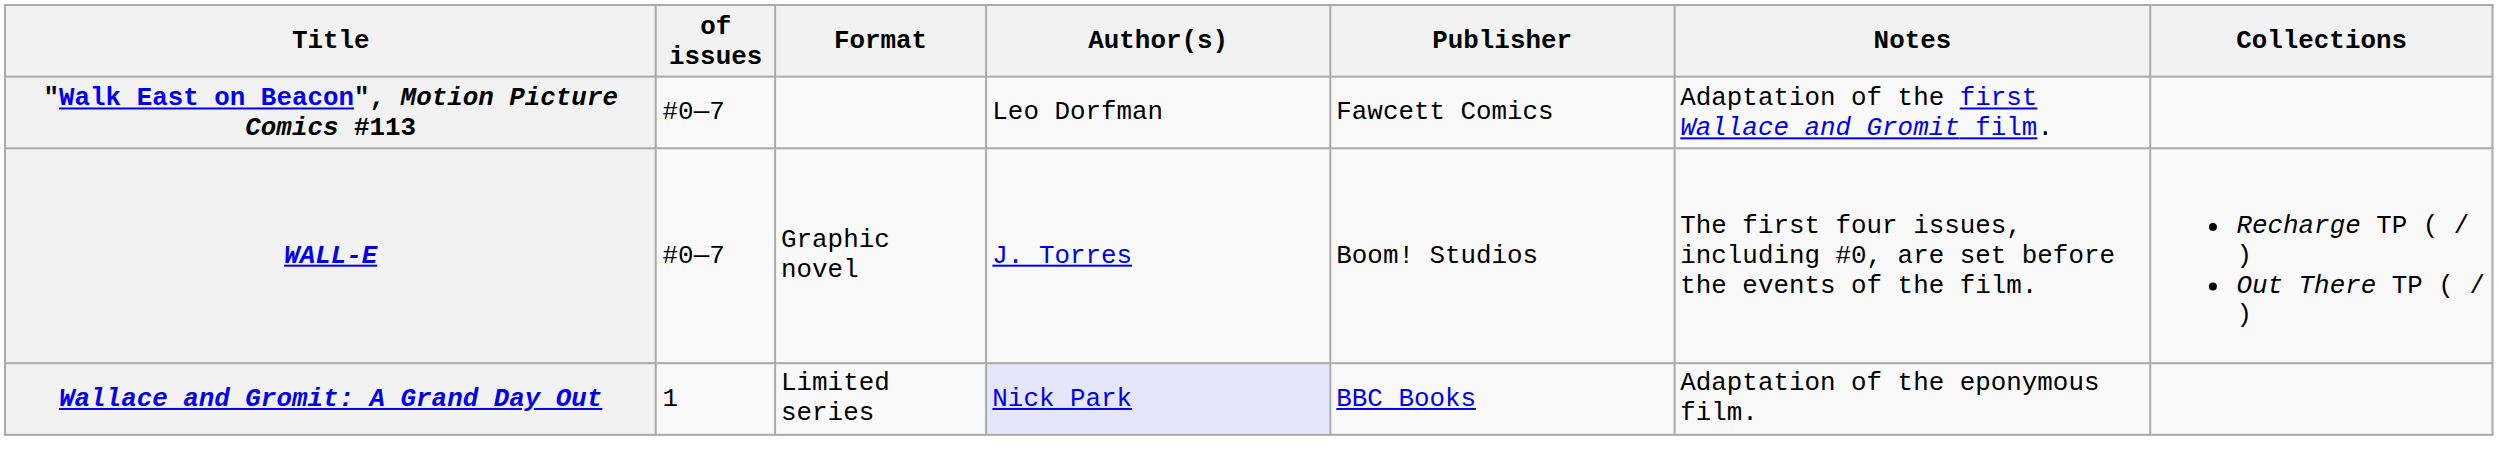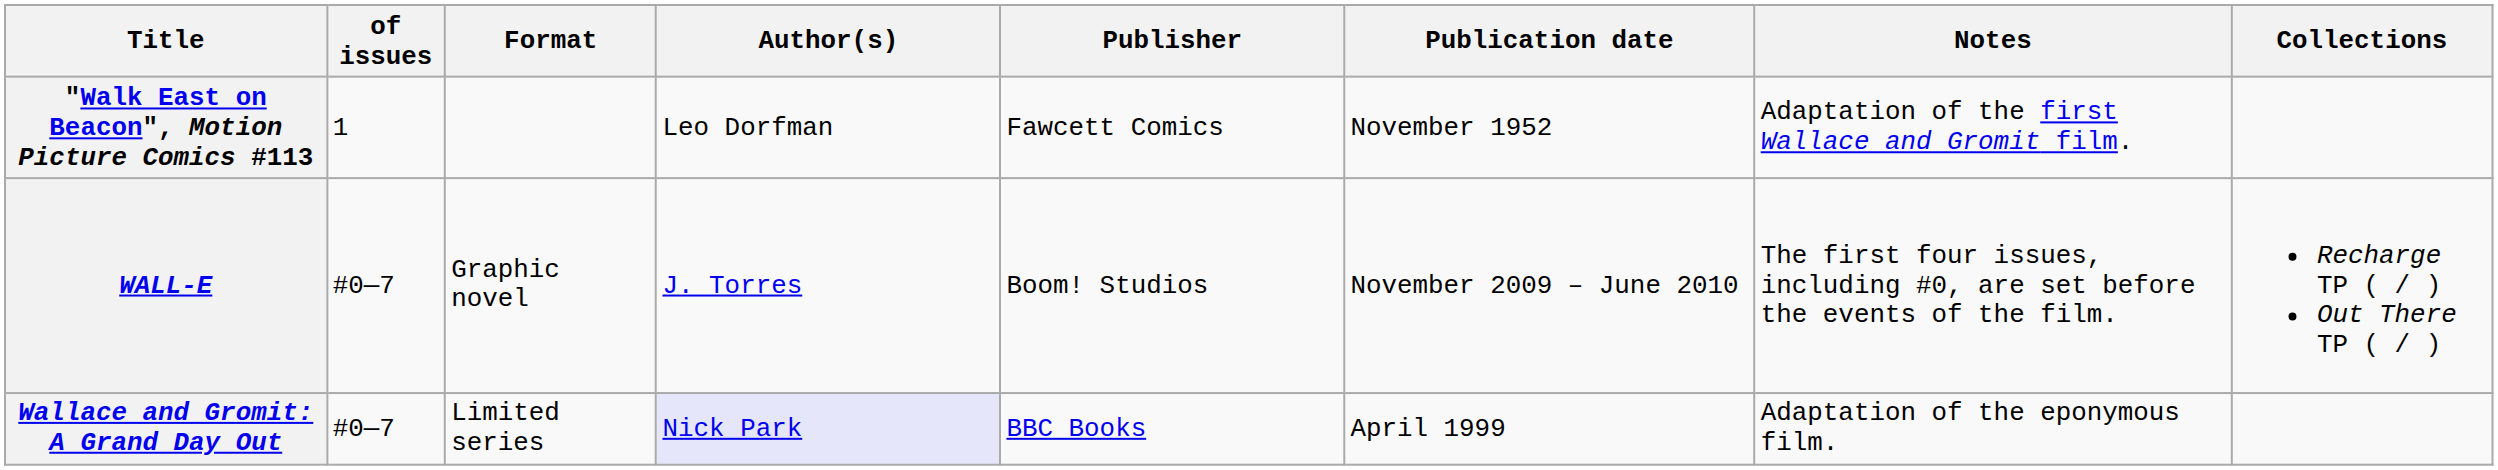+ column: (1549, 41)
(694, 113) #0—7 -> (341, 128) 1
(670, 398) 1 -> (364, 428) #0—7
